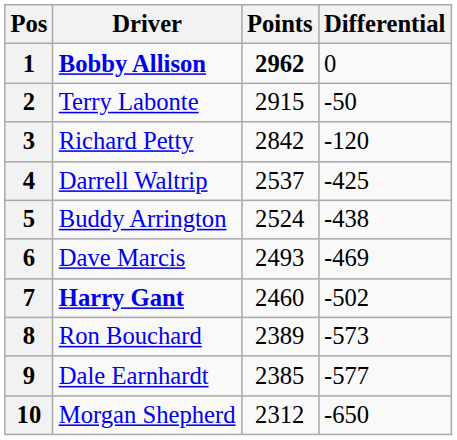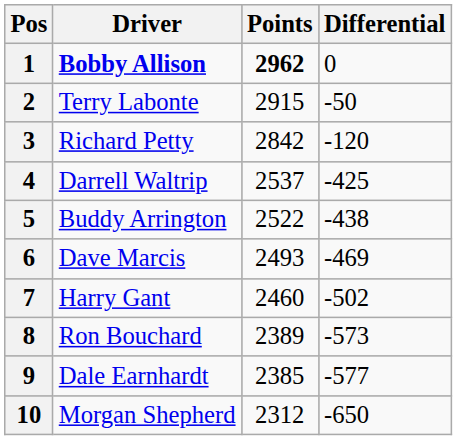(280, 219) 2524 -> (280, 219) 2522
(121, 297) bold -> (115, 297) normal
